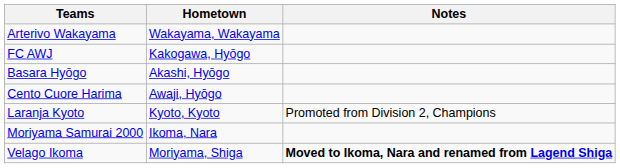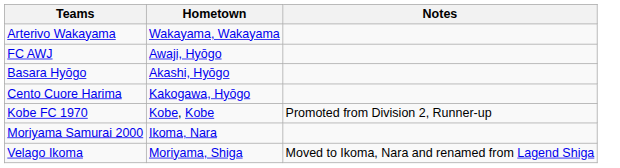(200, 53) Kakogawa, Hyōgo -> (185, 53) Awaji, Hyōgo
(185, 93) Awaji, Hyōgo -> (200, 93) Kakogawa, Hyōgo
+ row: (48, 113)
- row: (46, 113)
(449, 152) bold -> (440, 152) normal
